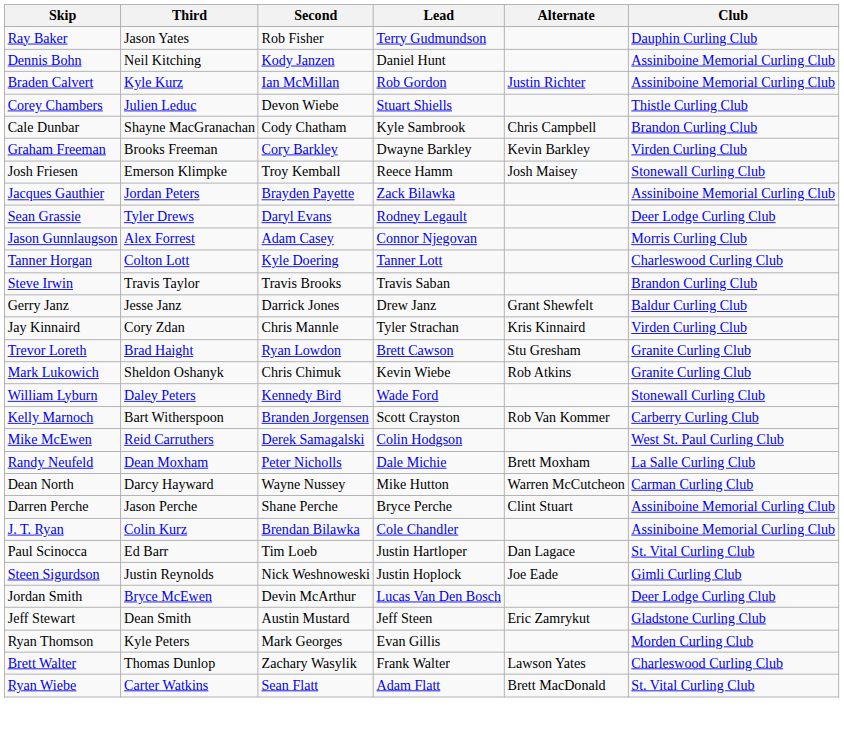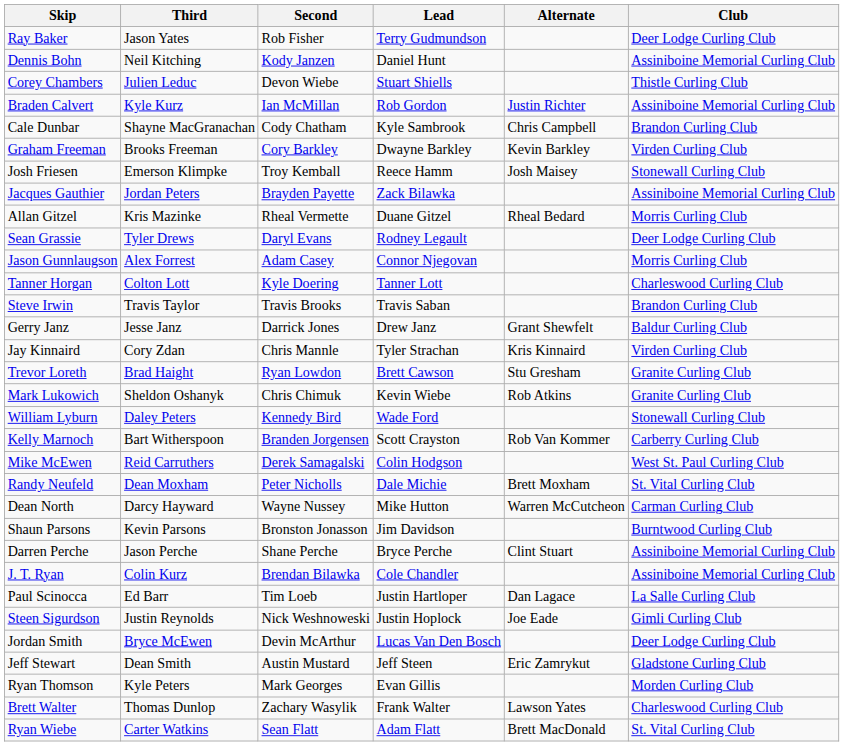(694, 37) Dauphin Curling Club -> (703, 37) Deer Lodge Curling Club
rows swapped: (50, 82) <-> (55, 104)
+ row: (42, 216)
(693, 462) La Salle Curling Club -> (693, 484) St. Vital Curling Club
+ row: (49, 529)
(693, 551) St. Vital Curling Club -> (693, 596) La Salle Curling Club
